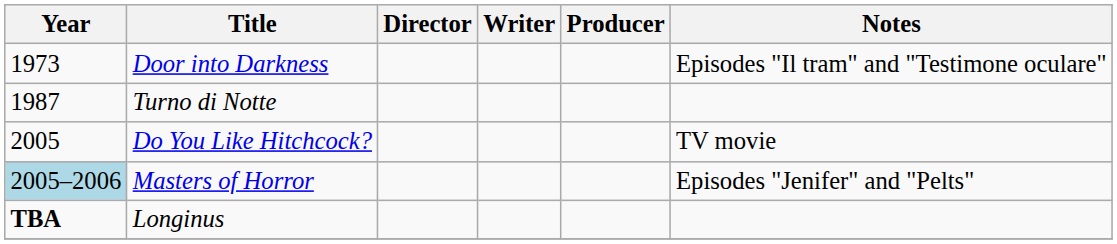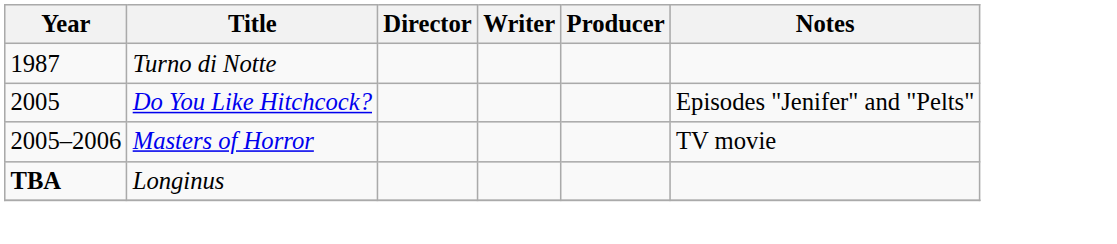- row: (231, 63)
(726, 141) TV movie -> (825, 102) Episodes "Jenifer" and "Pelts"
(66, 180) lightblue background -> (66, 141) no background
(825, 180) Episodes "Jenifer" and "Pelts" -> (726, 141) TV movie
